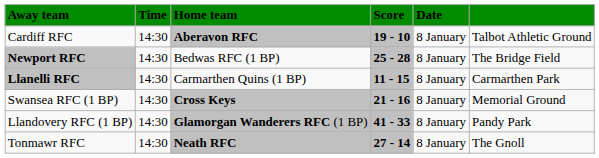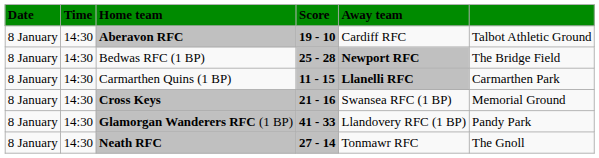columns swapped: (429, 15) <-> (38, 15)
